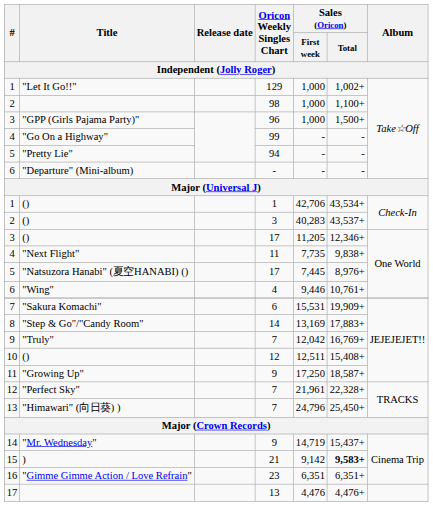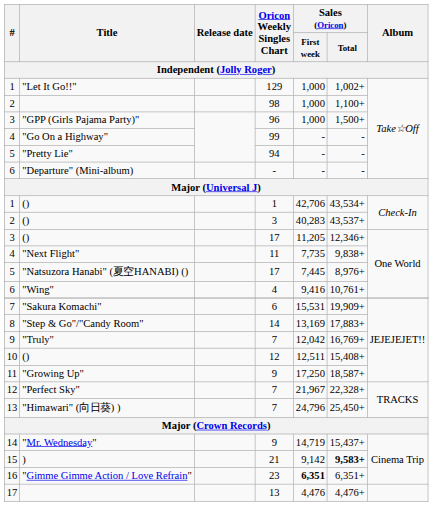(313, 289) 9,446 -> (313, 289) 9,416
(310, 390) 21,961 -> (310, 390) 21,967
(313, 476) normal -> (313, 476) bold
